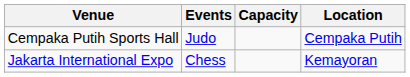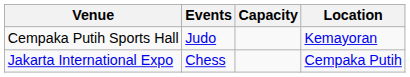(353, 38) Cempaka Putih -> (341, 38) Kemayoran
(341, 60) Kemayoran -> (353, 60) Cempaka Putih
